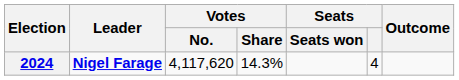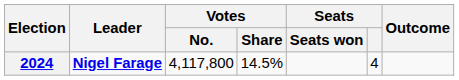(201, 63) 4,117,620 -> (201, 63) 4,117,800
(262, 63) 14.3% -> (262, 63) 14.5%
